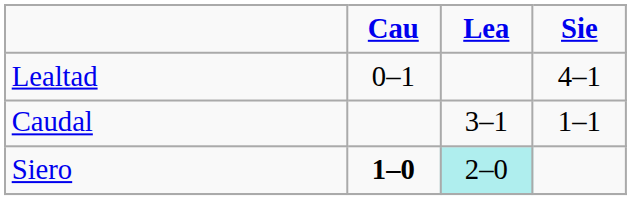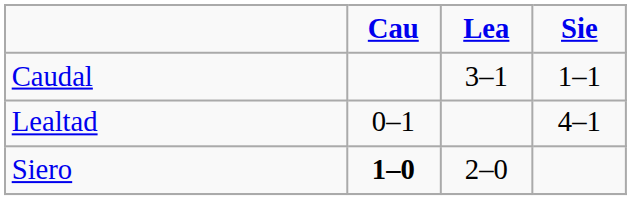rows swapped: (52, 123) <-> (55, 75)
(486, 170) paleturquoise background -> (486, 170) no background
